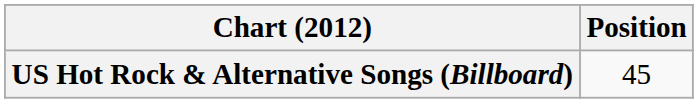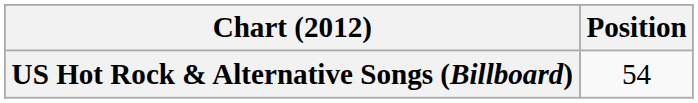(637, 73) 45 -> (637, 73) 54
